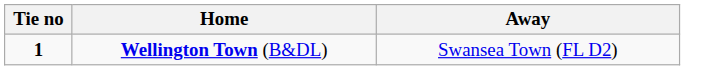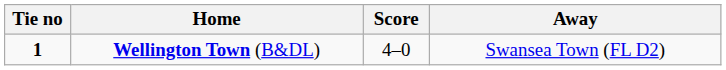+ column: (396, 19)
